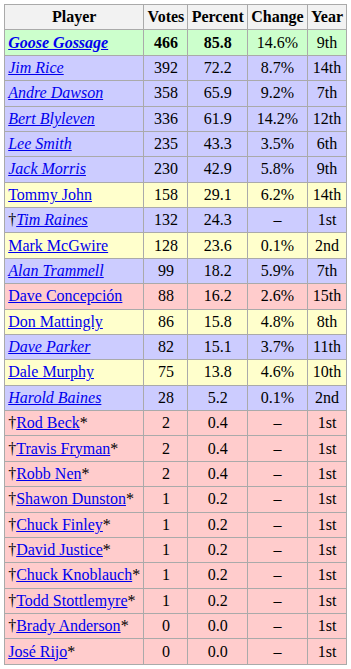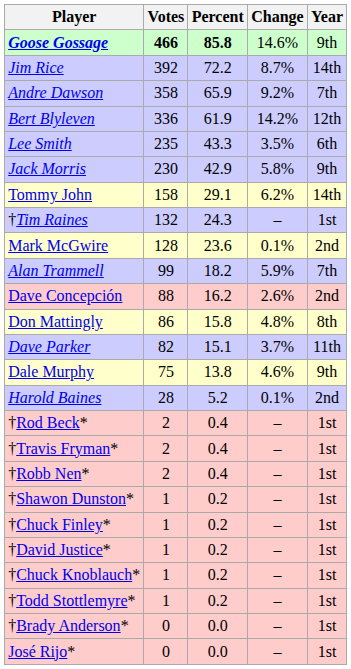(327, 296) 15th -> (327, 296) 2nd
(327, 372) 10th -> (327, 372) 9th
